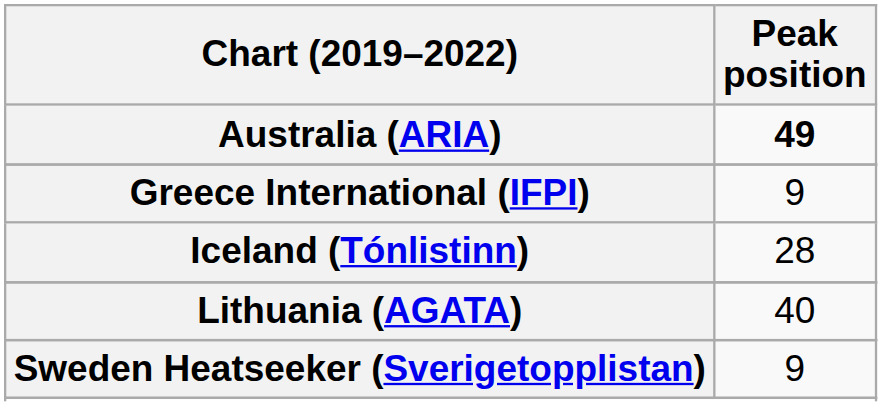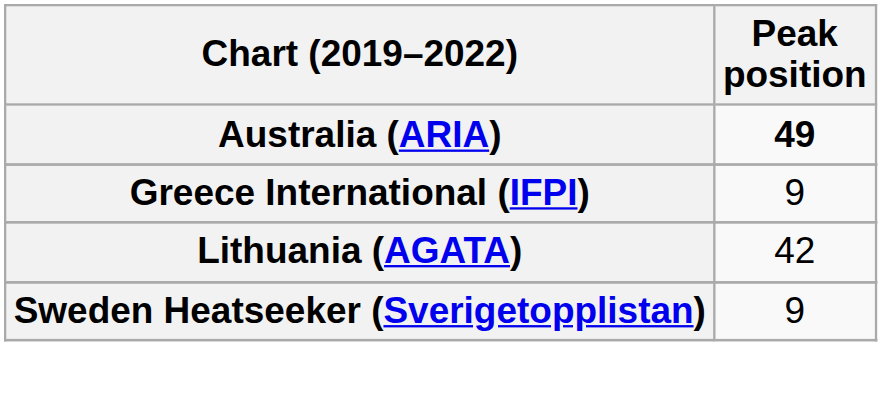- row: (360, 251)
(795, 309) 40 -> (795, 251) 42
